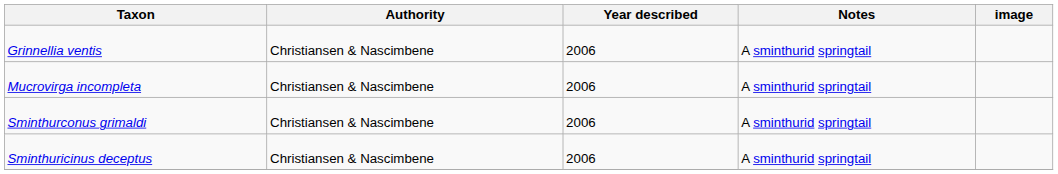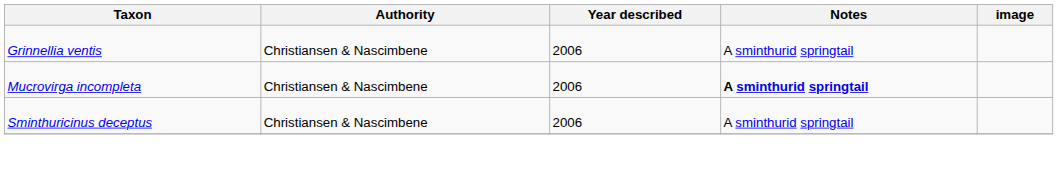(806, 87) normal -> (796, 87) bold
- row: (77, 123)
